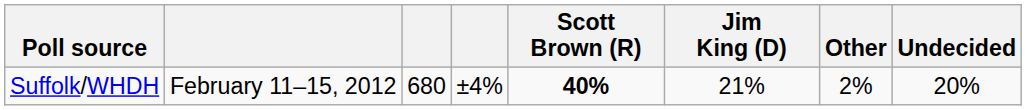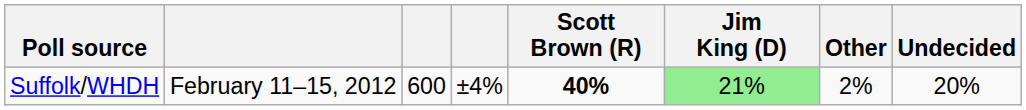(427, 85) 680 -> (427, 85) 600
(742, 85) no background -> (742, 85) lightgreen background
